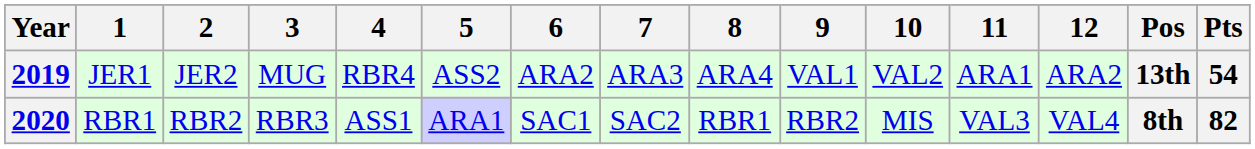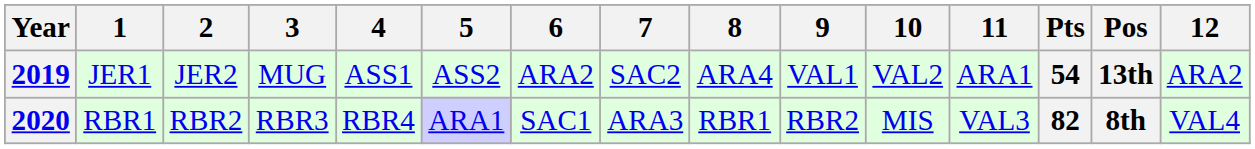columns swapped: (1084, 27) <-> (1223, 27)
(378, 73) RBR4 -> (378, 73) ASS1
(645, 73) ARA3 -> (645, 73) SAC2
(378, 119) ASS1 -> (378, 119) RBR4
(645, 119) SAC2 -> (645, 119) ARA3
